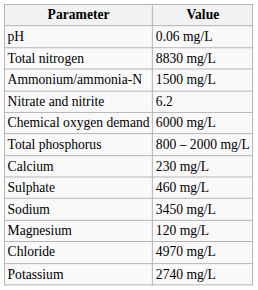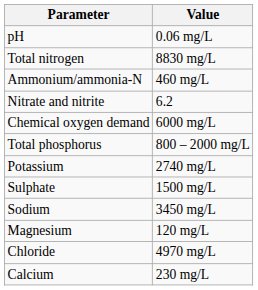(186, 79) 1500 mg/L -> (182, 79) 460 mg/L
rows swapped: (36, 274) <-> (31, 166)
(182, 187) 460 mg/L -> (186, 187) 1500 mg/L
